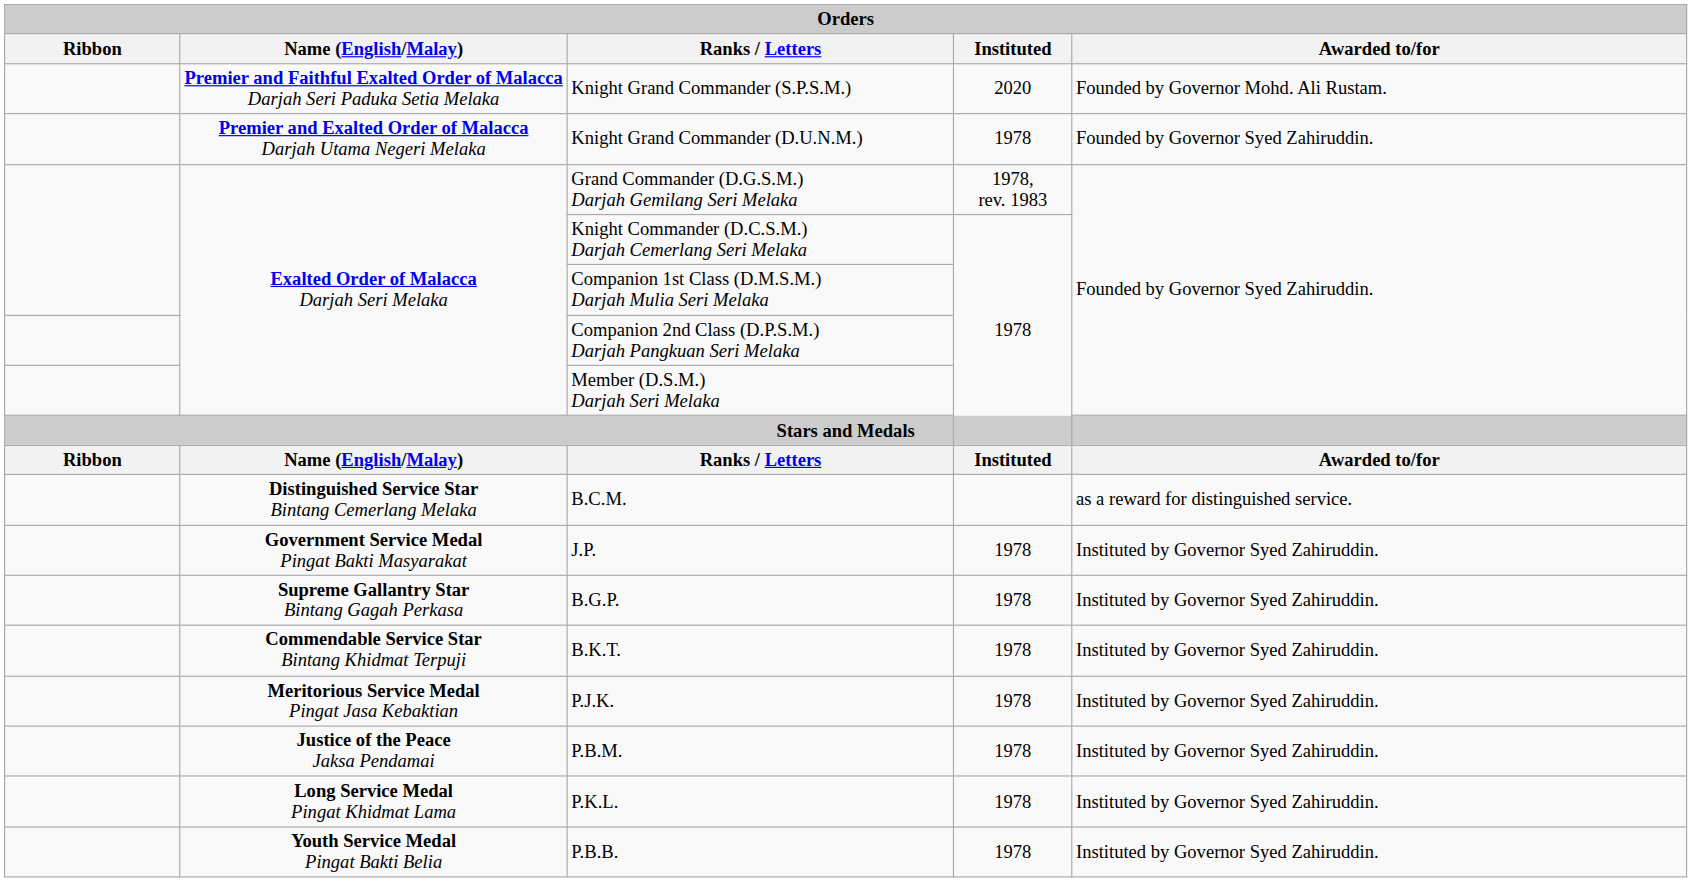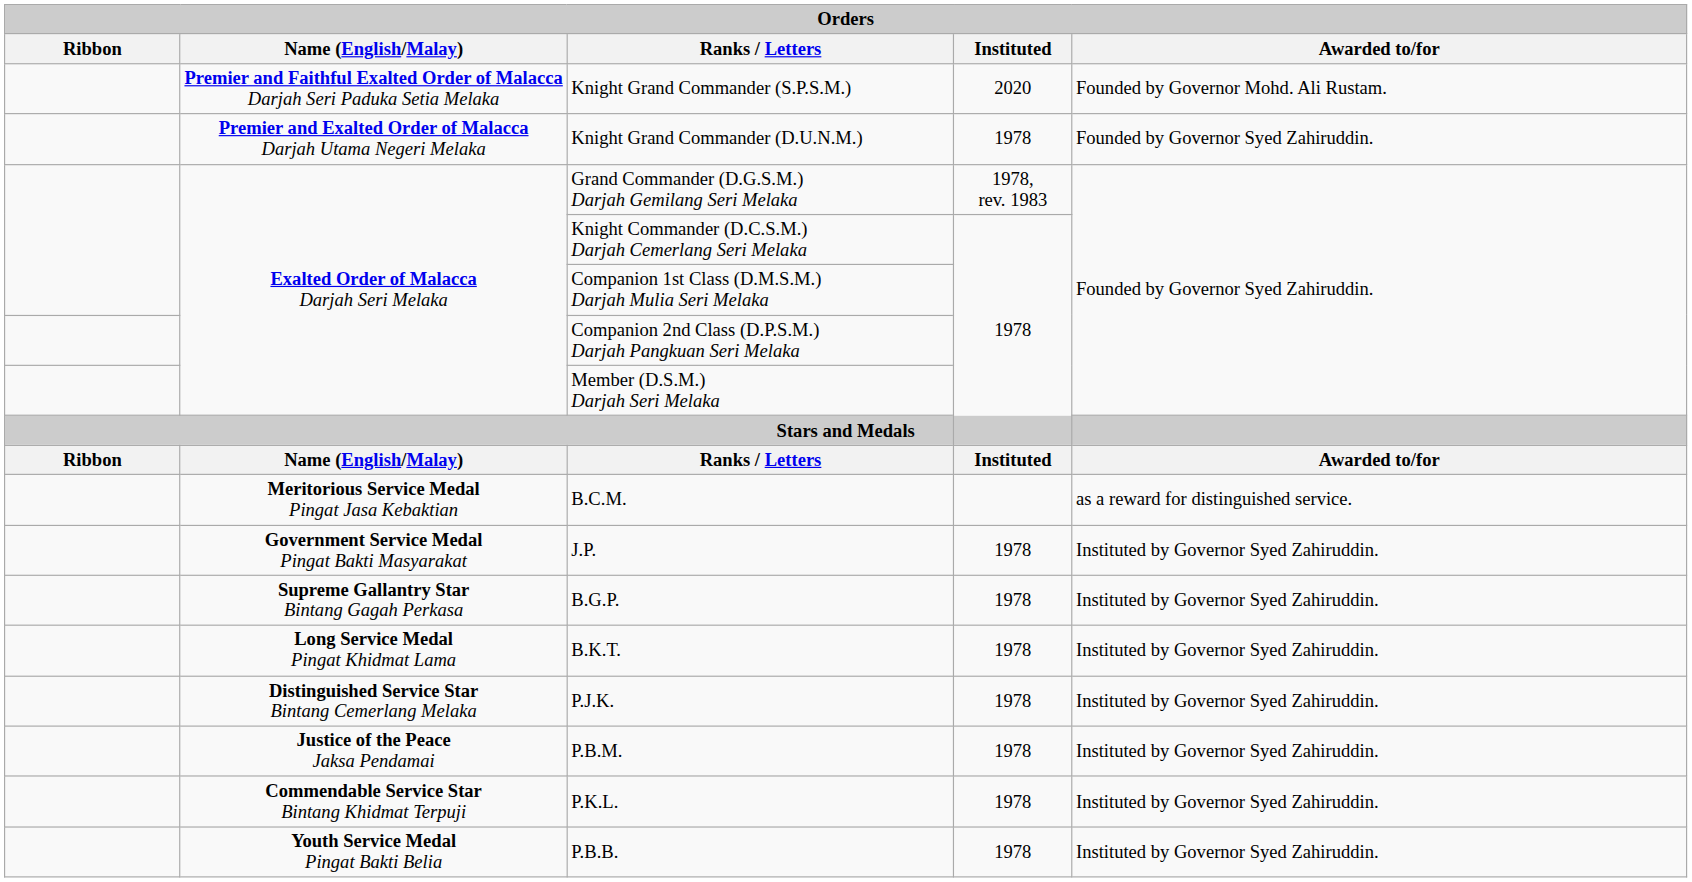(374, 499) Distinguished Service Star Bintang Cemerlang Melaka -> (374, 499) Meritorious Service Medal Pingat Jasa Kebaktian
(374, 650) Commendable Service Star Bintang Khidmat Terpuji -> (374, 650) Long Service Medal Pingat Khidmat Lama
(374, 700) Meritorious Service Medal Pingat Jasa Kebaktian -> (374, 700) Distinguished Service Star Bintang Cemerlang Melaka
(374, 801) Long Service Medal Pingat Khidmat Lama -> (374, 801) Commendable Service Star Bintang Khidmat Terpuji
